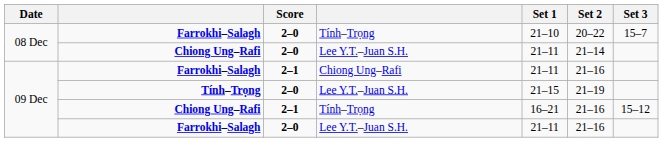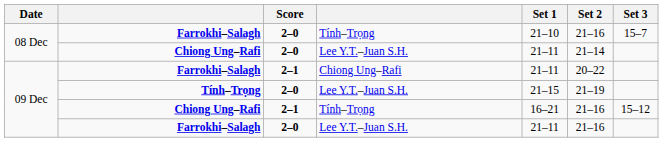(590, 33) 20–22 -> (590, 33) 21–16
(590, 71) 21–16 -> (590, 71) 20–22
